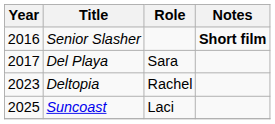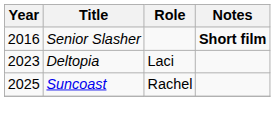- row: (77, 61)
(170, 84) Rachel -> (161, 61) Laci
(161, 107) Laci -> (170, 84) Rachel
